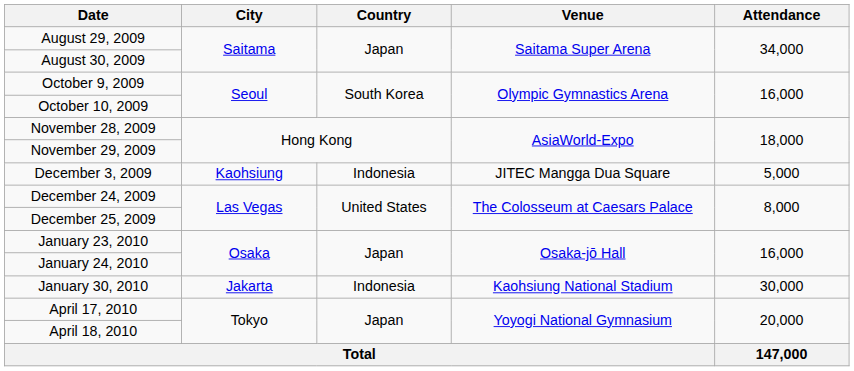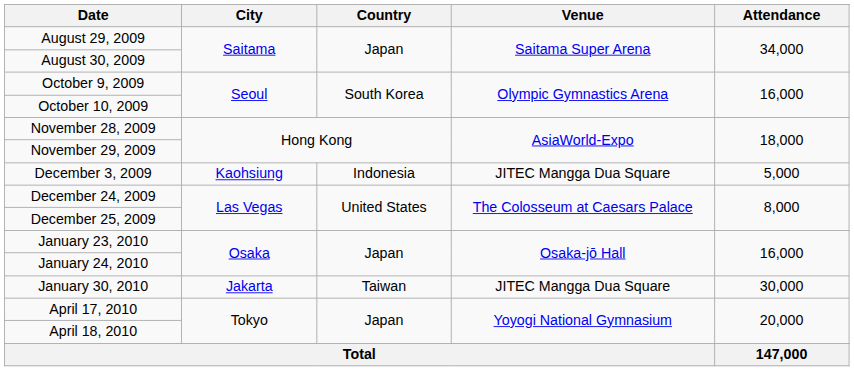(384, 286) Indonesia -> (384, 286) Taiwan
(583, 286) Kaohsiung National Stadium -> (583, 286) JITEC Mangga Dua Square
